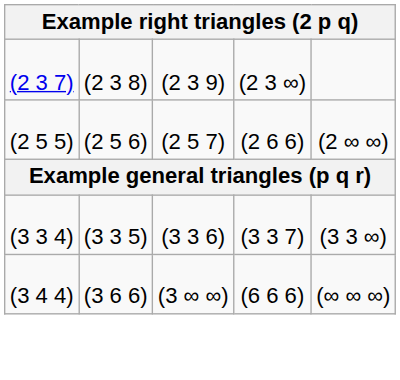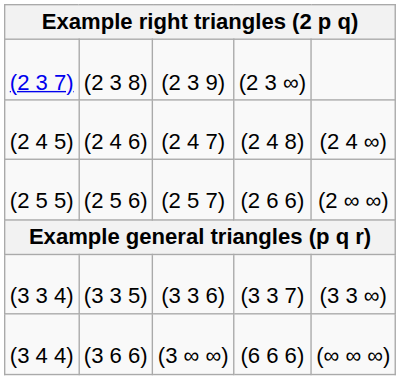+ row: (42, 141)
